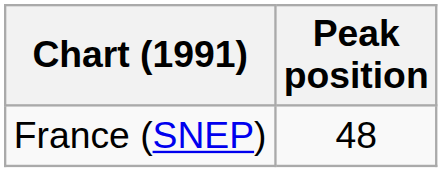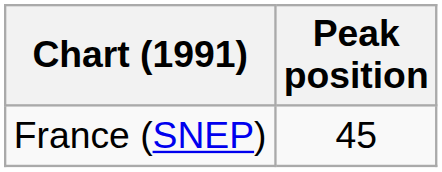(356, 135) 48 -> (356, 135) 45
